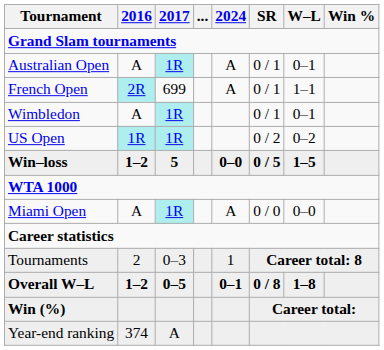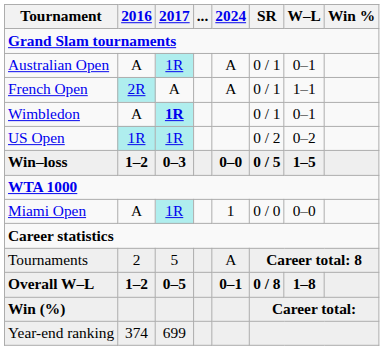(174, 89) 699 -> (174, 89) A
(174, 114) normal -> (174, 114) bold
(174, 162) 5 -> (174, 162) 0–3
(231, 211) A -> (231, 211) 1
(174, 260) 0–3 -> (174, 260) 5
(231, 260) 1 -> (231, 260) A
(174, 333) A -> (174, 333) 699
